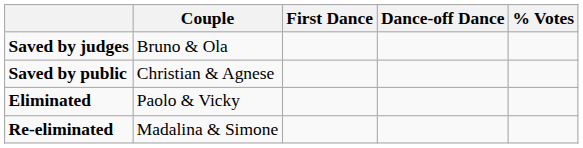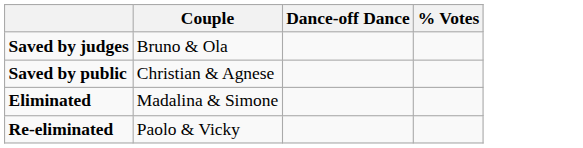- column: (330, 18)
(188, 101) Paolo & Vicky -> (207, 101) Madalina & Simone
(207, 128) Madalina & Simone -> (188, 128) Paolo & Vicky
